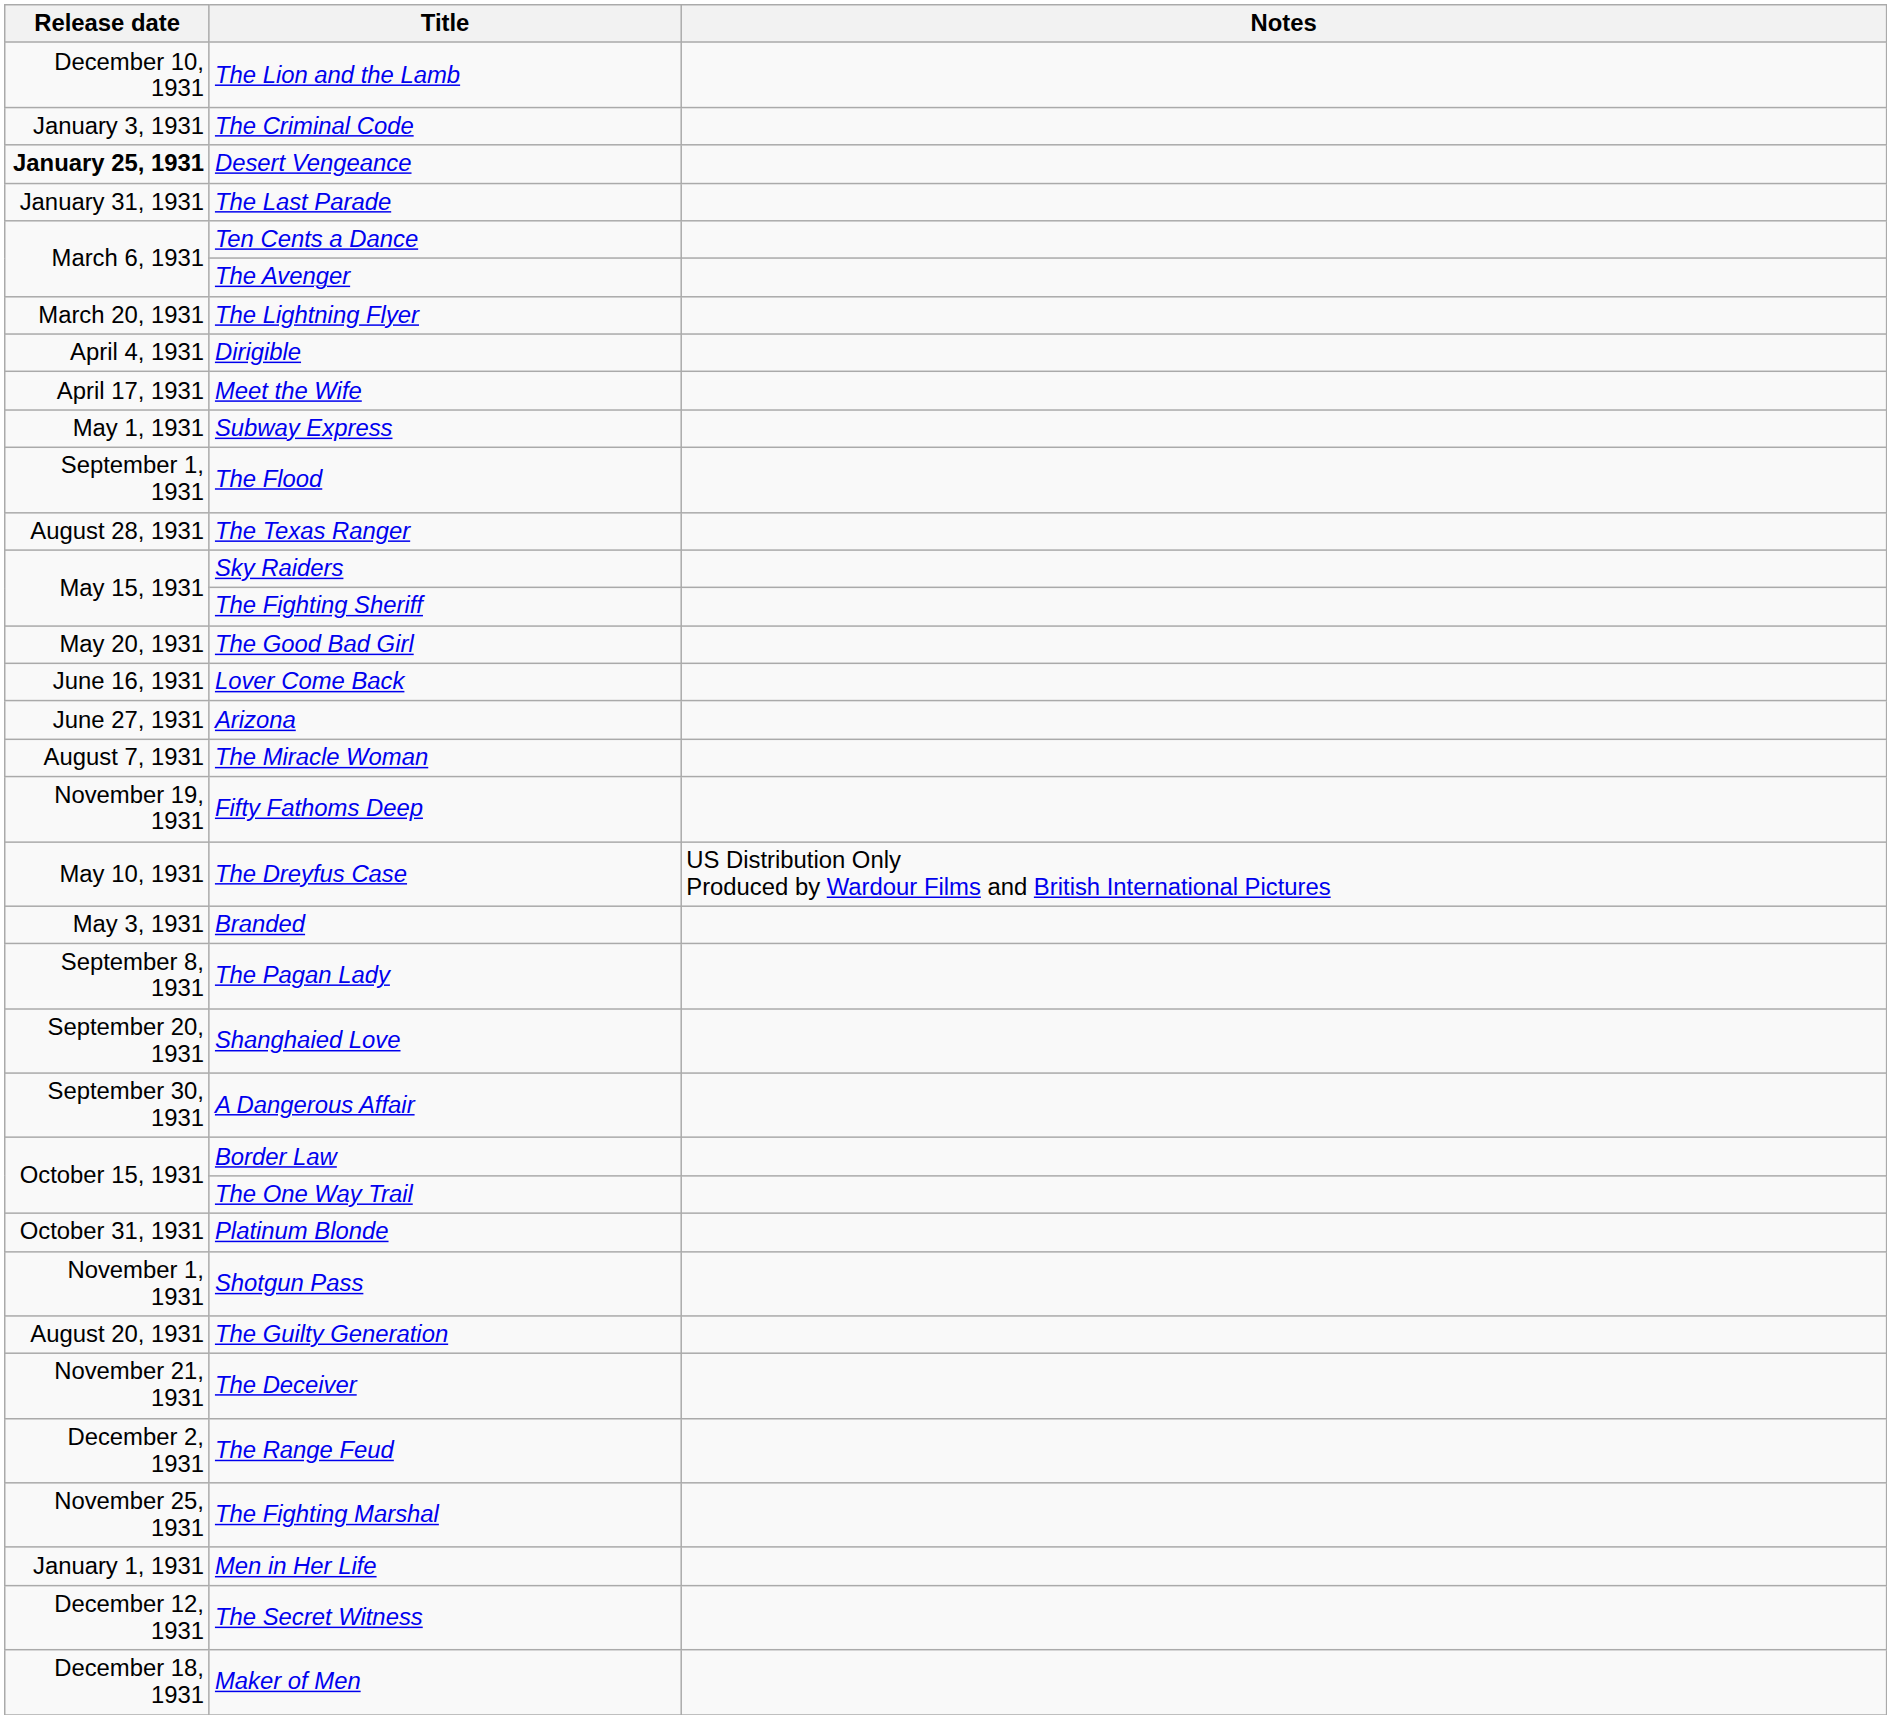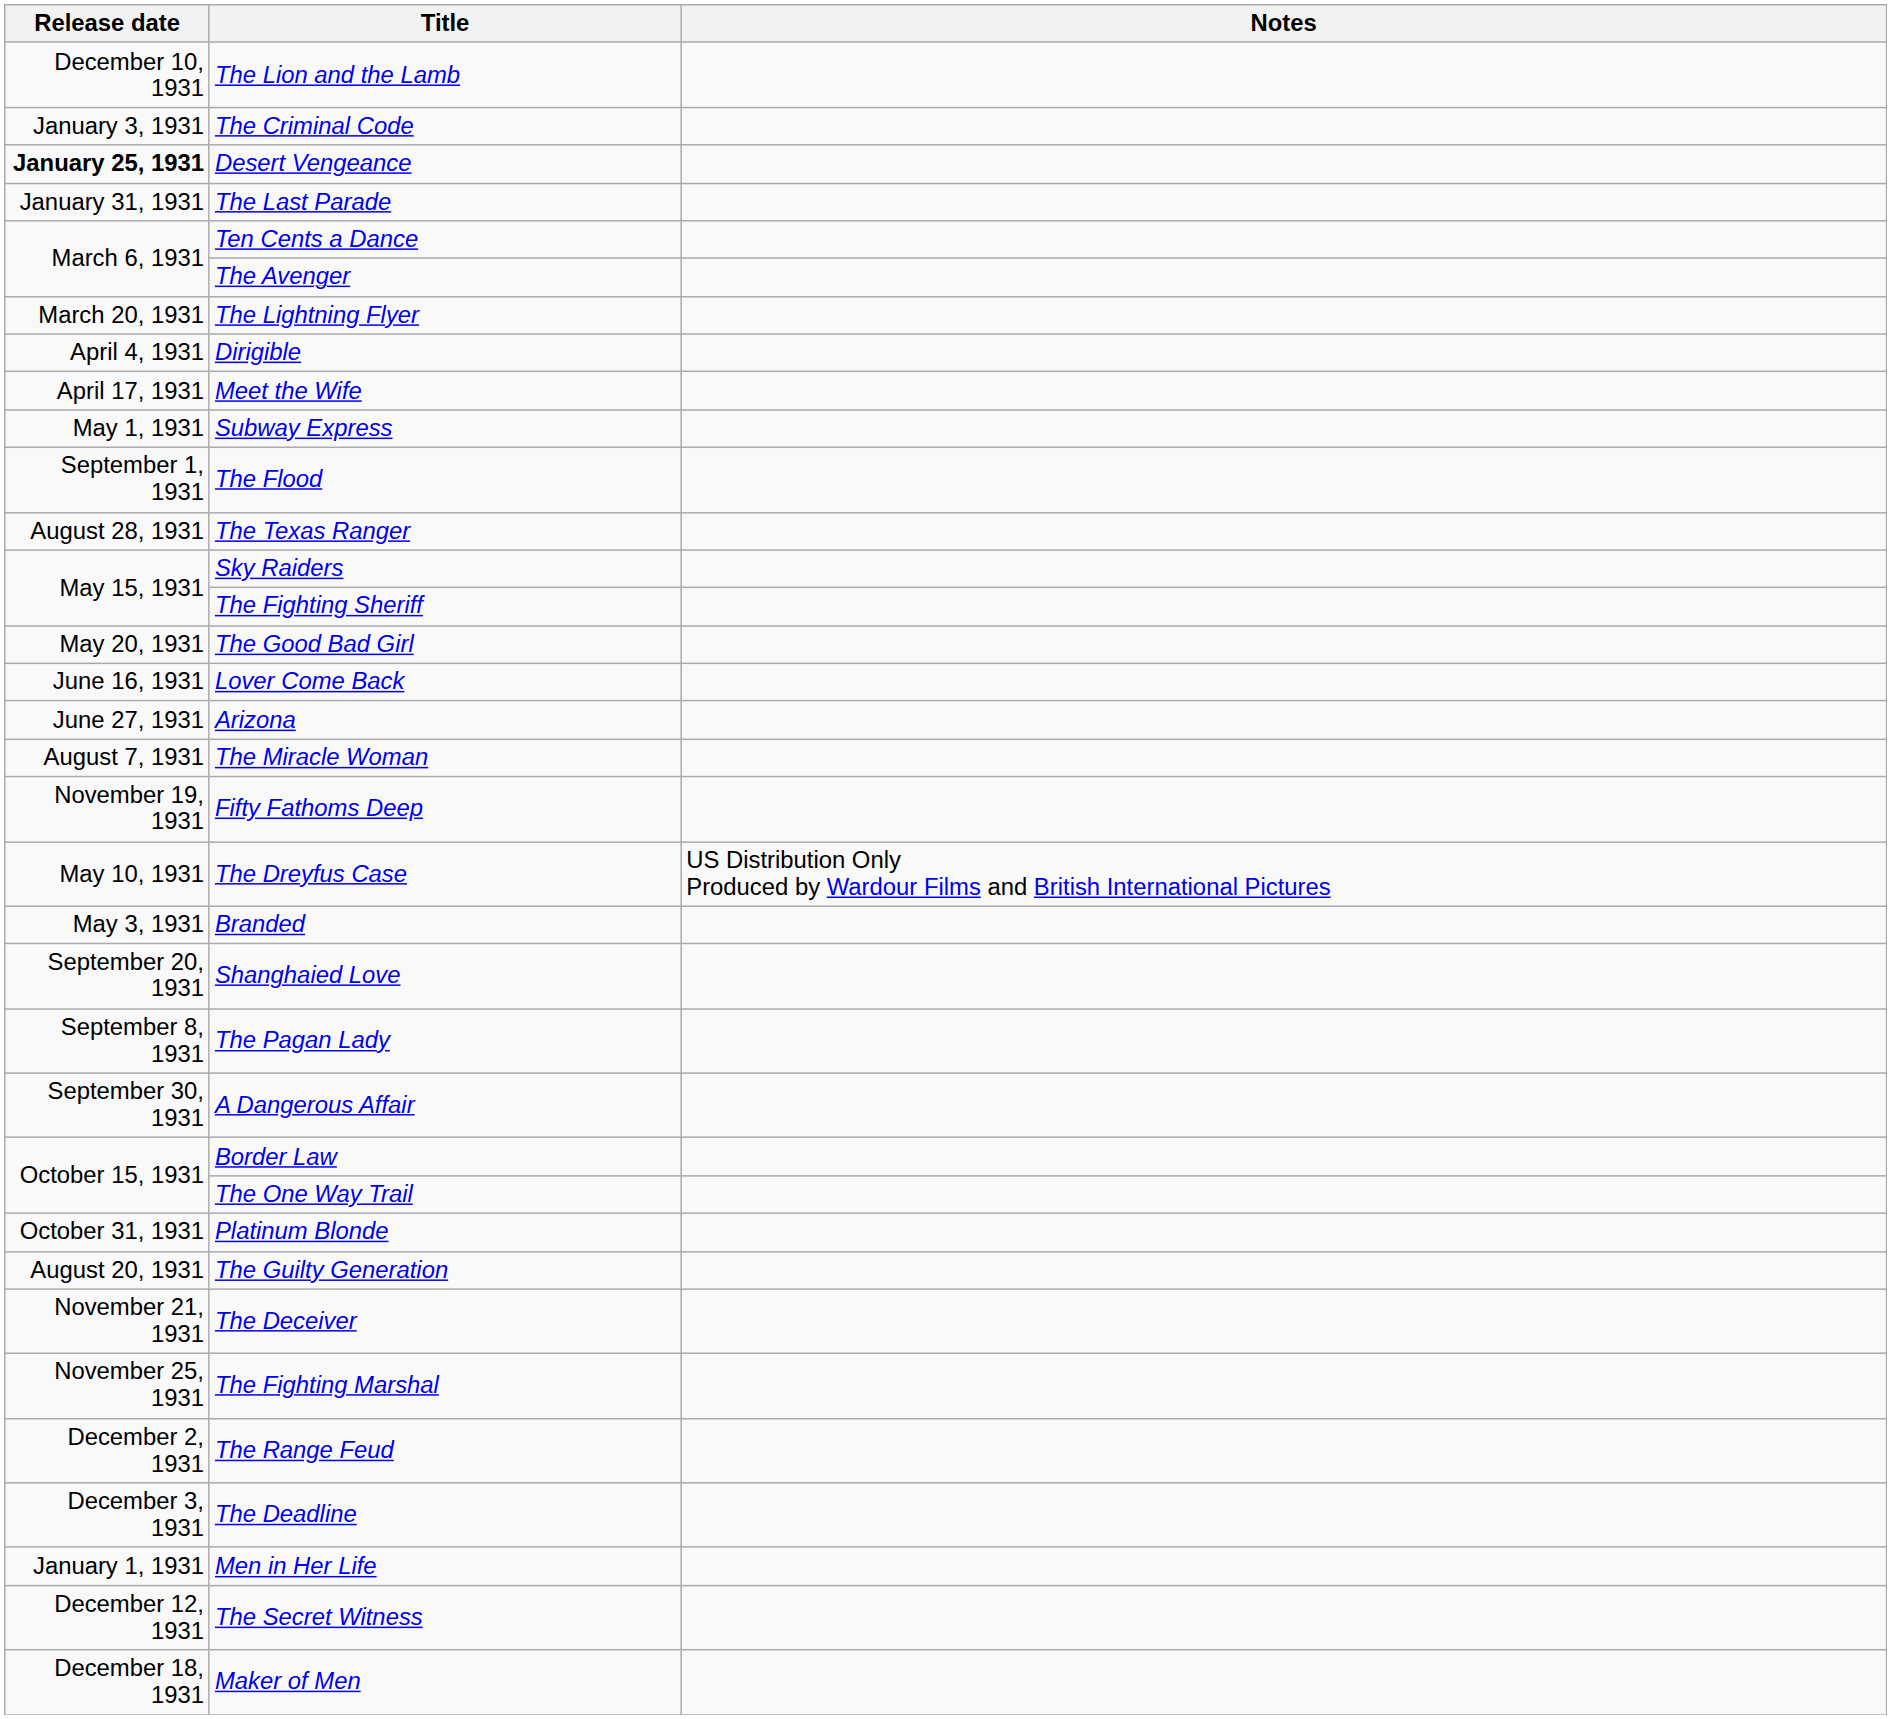rows swapped: (302, 975) <-> (308, 1040)
- row: (289, 1283)
rows swapped: (327, 1514) <-> (304, 1450)
+ row: (286, 1514)
